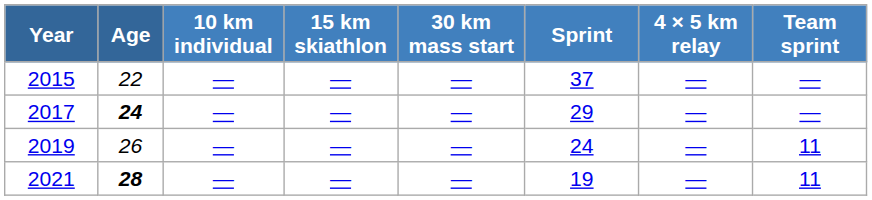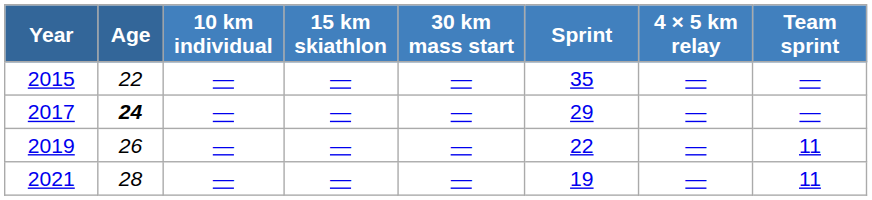(582, 79) 37 -> (582, 79) 35
(582, 146) 24 -> (582, 146) 22
(131, 179) bold -> (131, 179) normal
